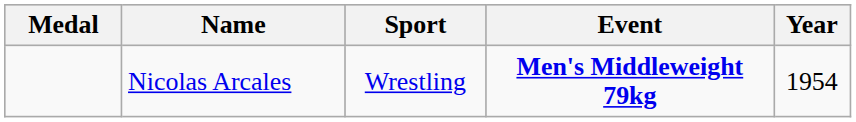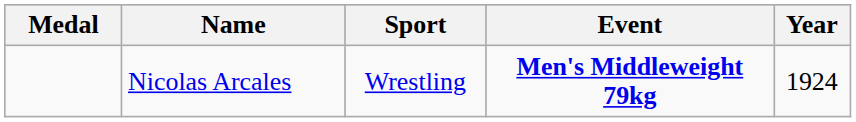(812, 80) 1954 -> (812, 80) 1924
